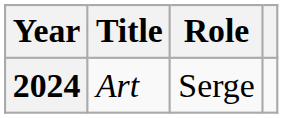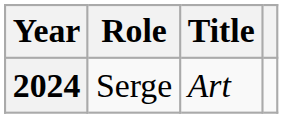columns swapped: (129, 31) <-> (217, 31)
